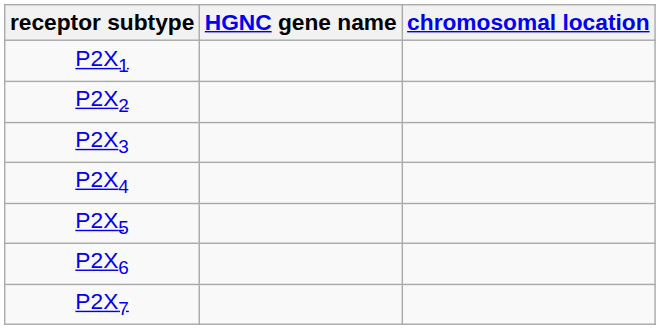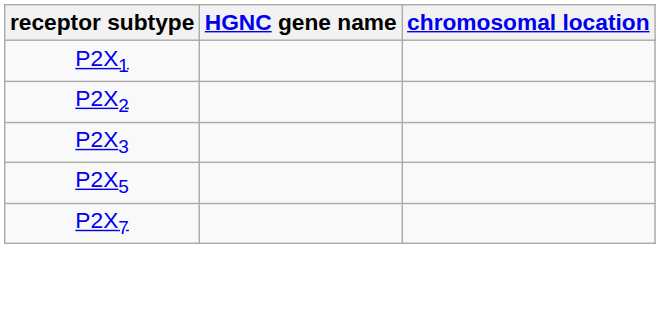- row: (102, 183)
- row: (102, 264)
